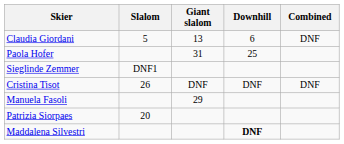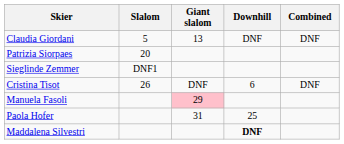(252, 38) 6 -> (252, 38) DNF
rows swapped: (39, 116) <-> (30, 54)
(252, 85) DNF -> (252, 85) 6
(198, 100) no background -> (198, 100) pink background
